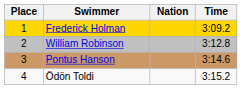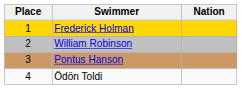- column: (216, 12)
